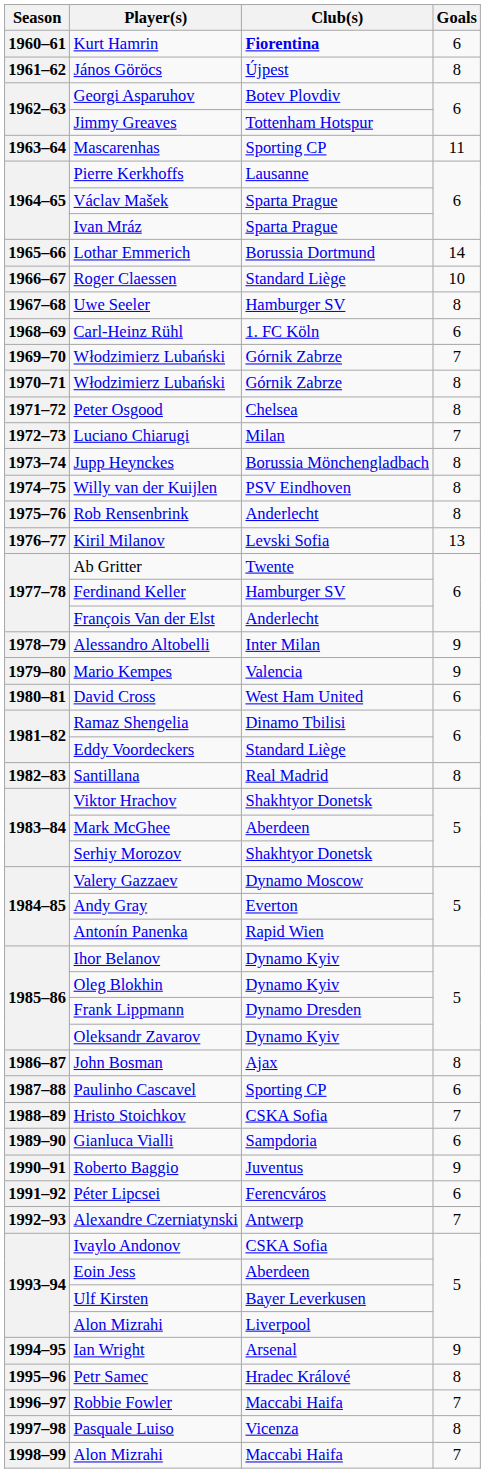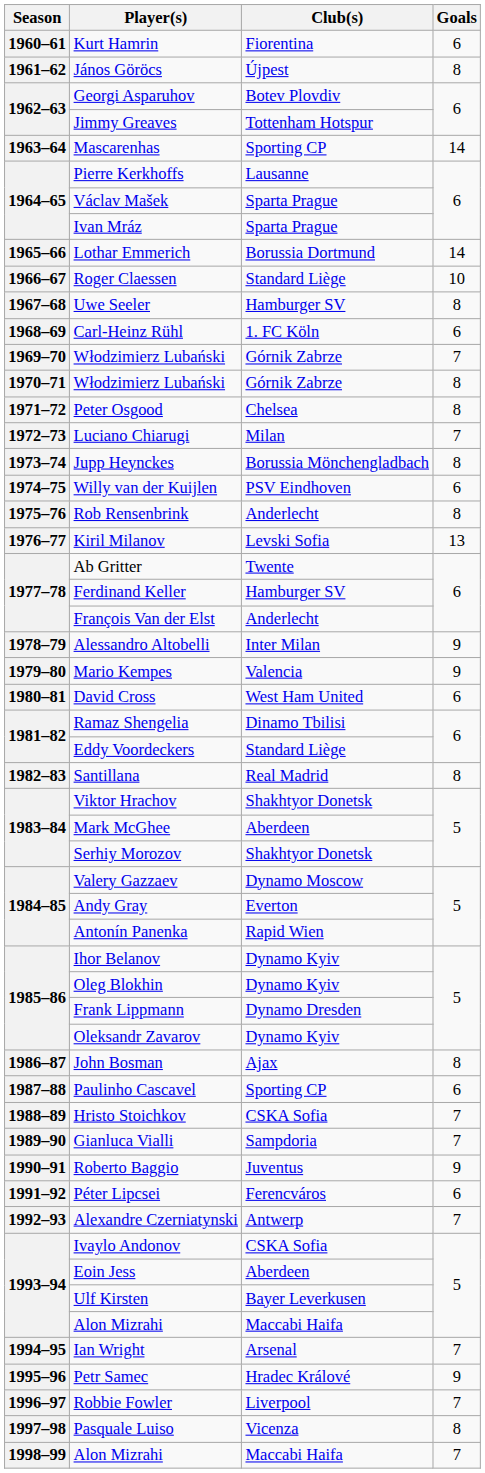(282, 43) bold -> (279, 43) normal
(457, 148) 11 -> (457, 148) 14
(457, 488) 8 -> (457, 488) 6
(457, 1141) 6 -> (457, 1141) 7
(278, 1324) Liverpool -> (294, 1324) Maccabi Haifa
(457, 1350) 9 -> (457, 1350) 7
(457, 1376) 8 -> (457, 1376) 9
(294, 1402) Maccabi Haifa -> (278, 1402) Liverpool
